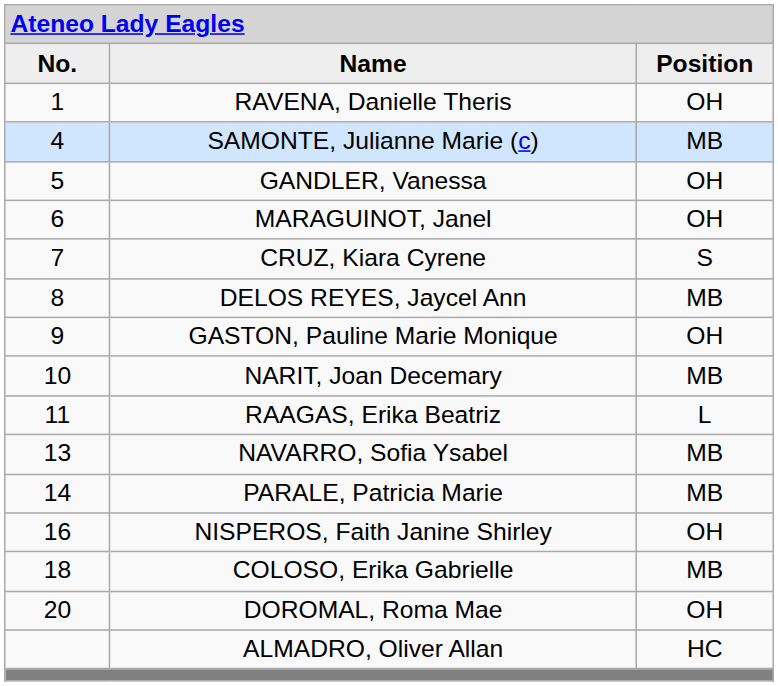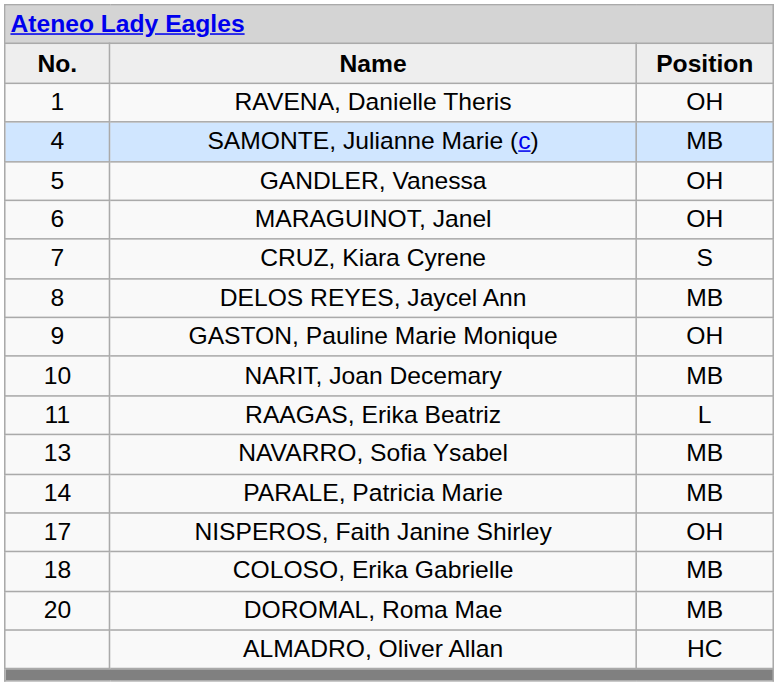(57, 532) 16 -> (57, 532) 17
(705, 610) OH -> (705, 610) MB
